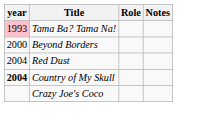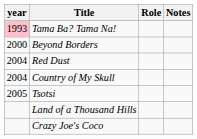(17, 77) bold -> (17, 77) normal
+ row: (44, 93)
+ row: (84, 110)
